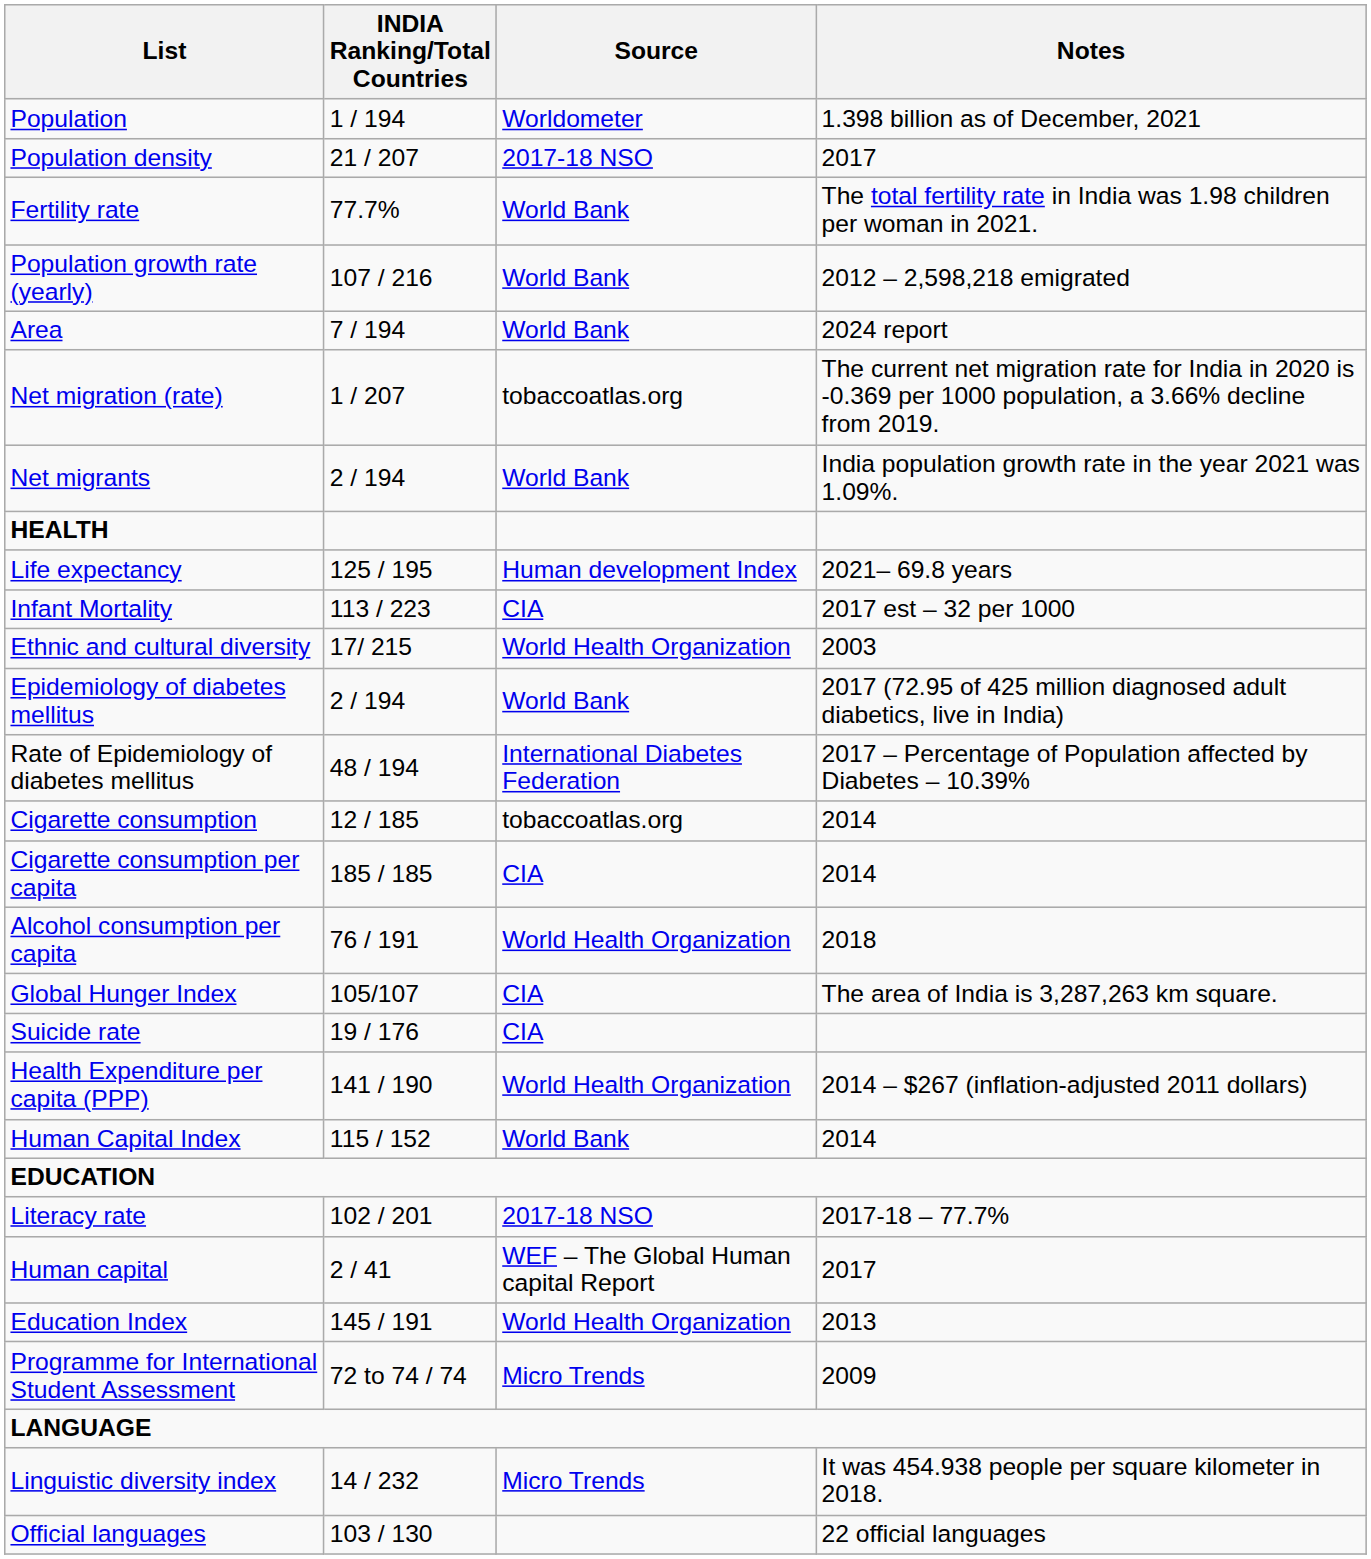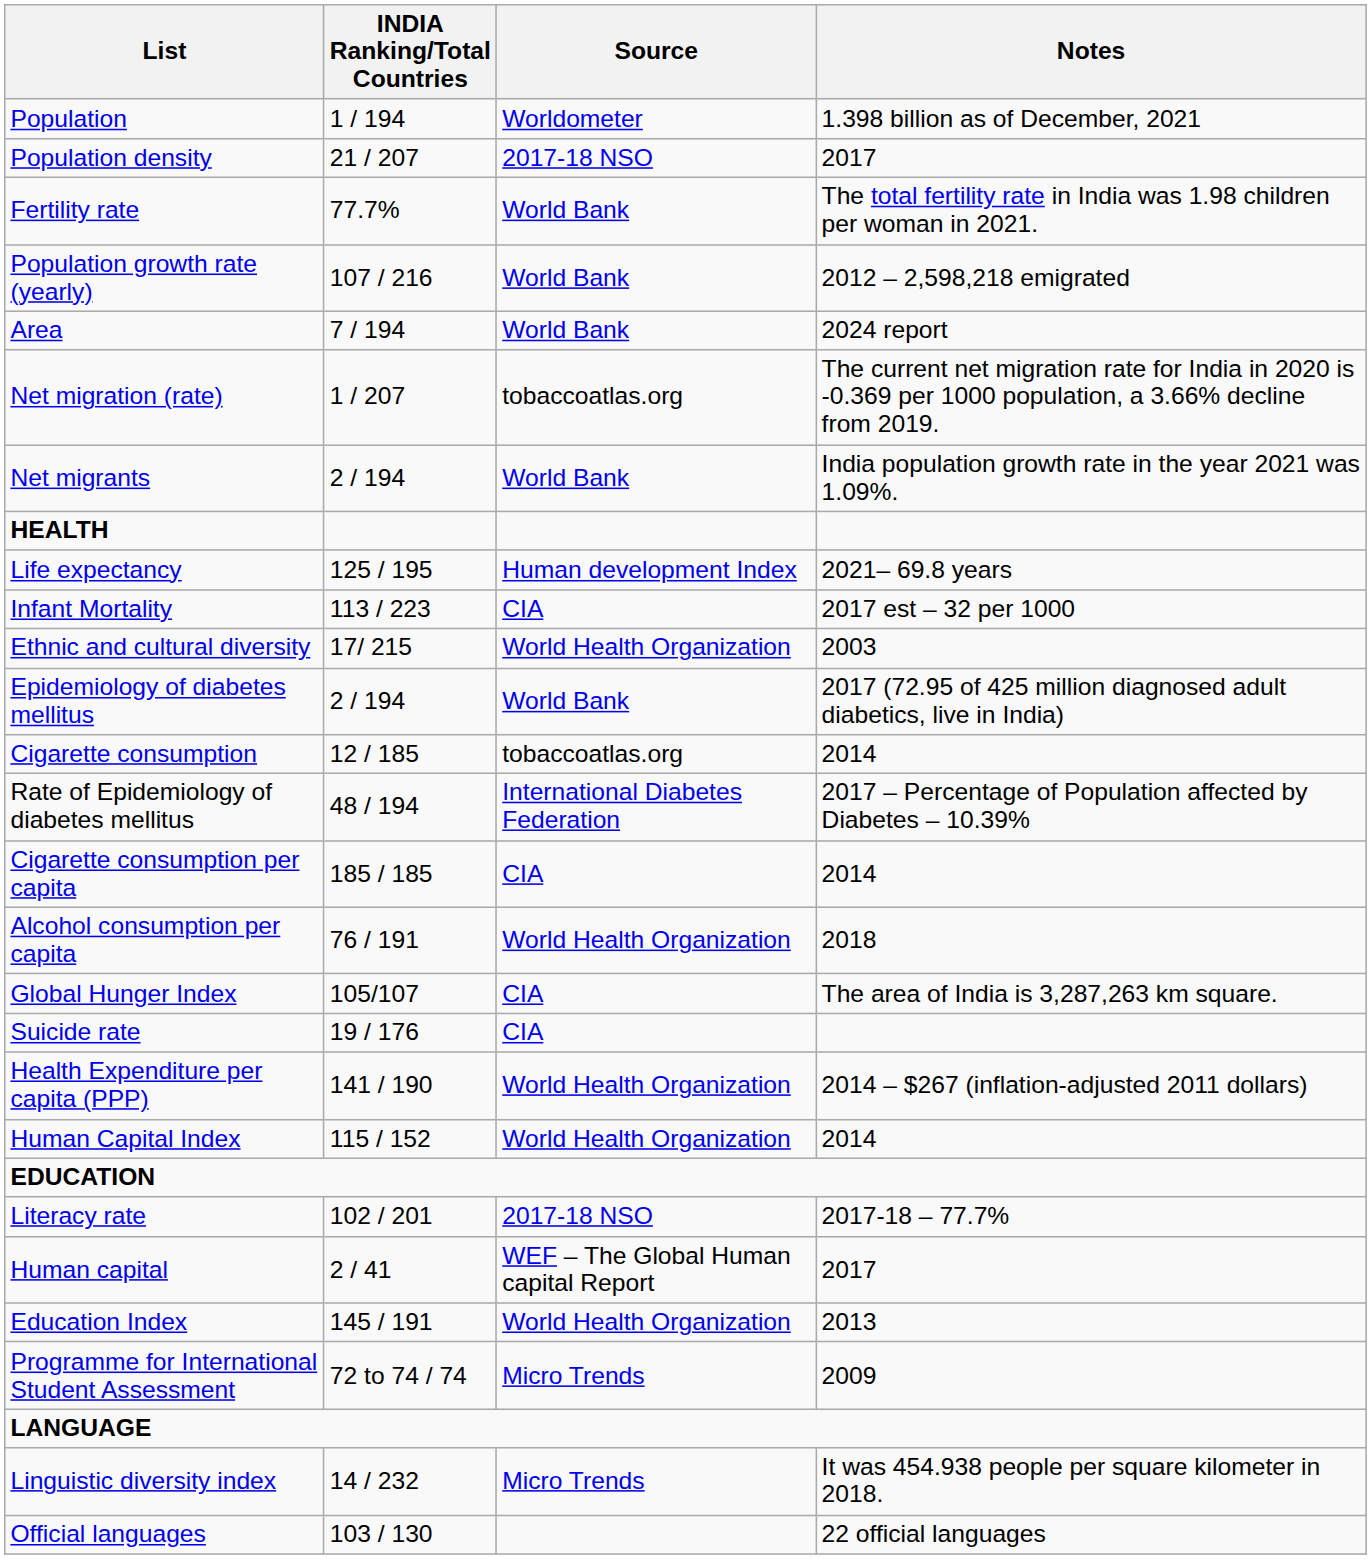rows swapped: (141, 767) <-> (134, 820)
(566, 1138) World Bank -> (647, 1138) World Health Organization
